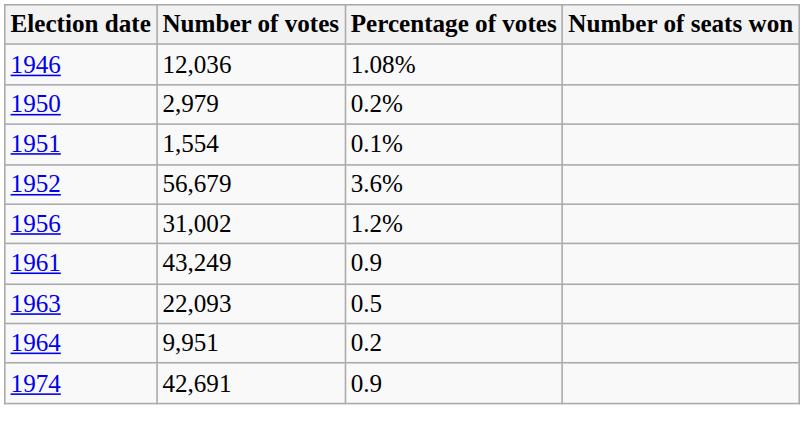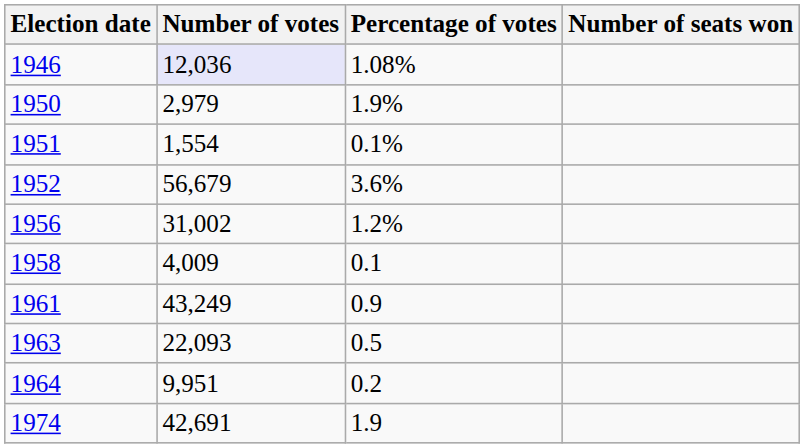(197, 64) no background -> (197, 64) lavender background
(377, 104) 0.2% -> (377, 104) 1.9%
+ row: (36, 263)
(366, 382) 0.9 -> (366, 422) 1.9
